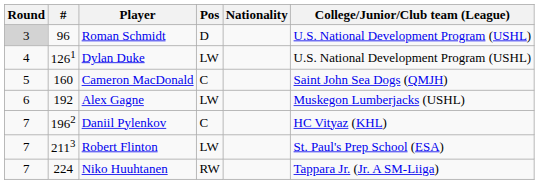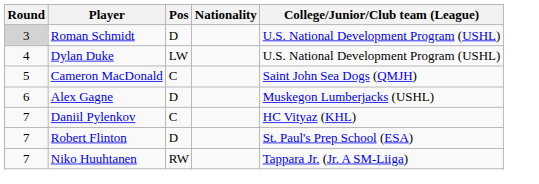- column: (63, 14)
(209, 100) LW -> (173, 96) D
(209, 146) LW -> (173, 138) D
